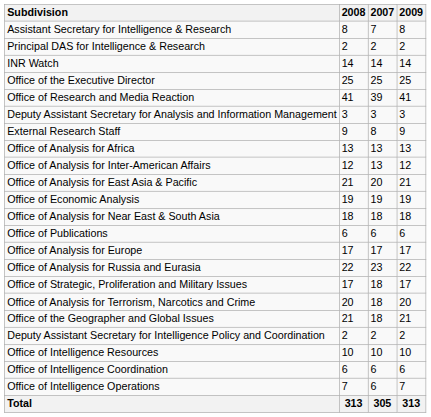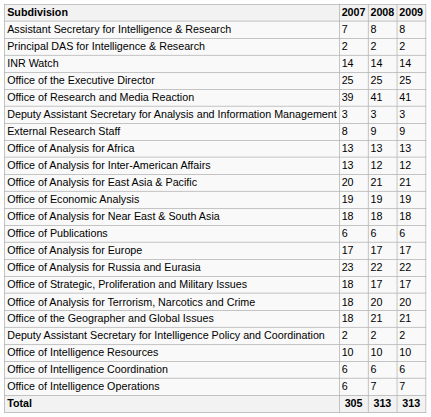columns swapped: (382, 13) <-> (354, 13)
